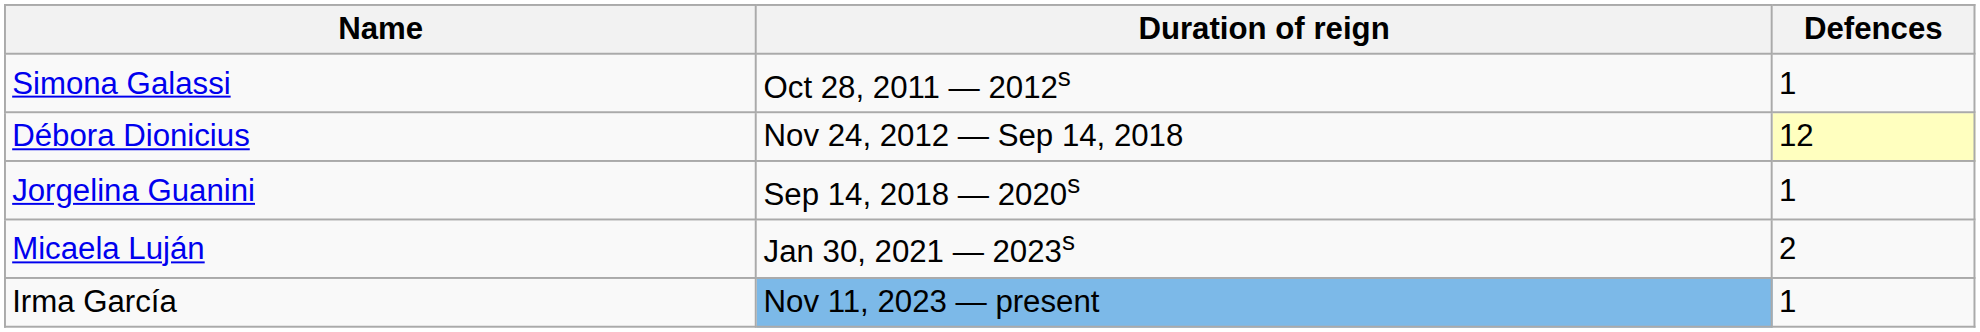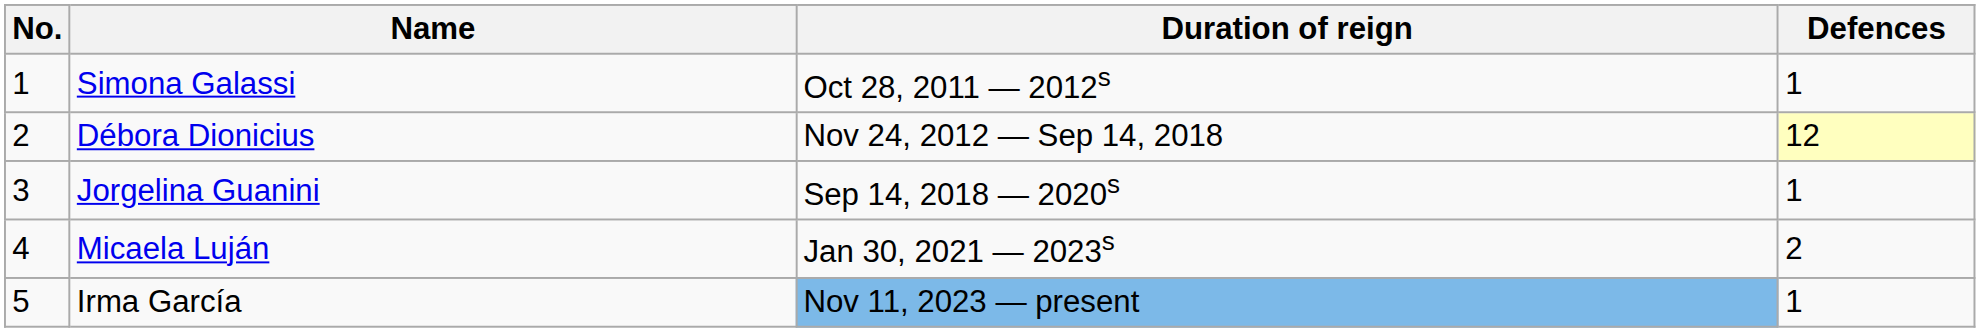+ column: (37, 29)
